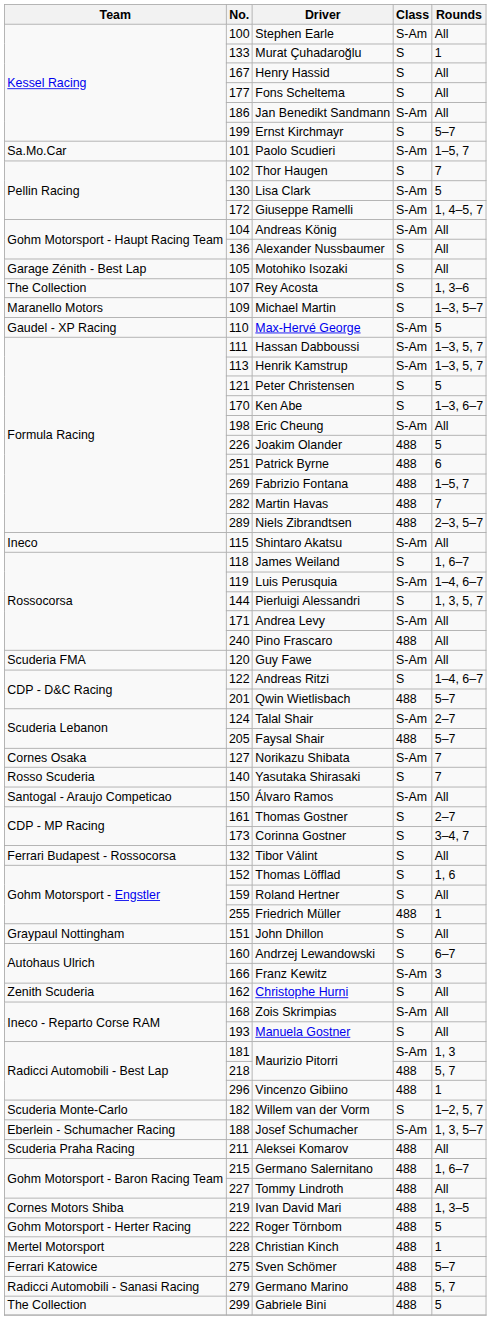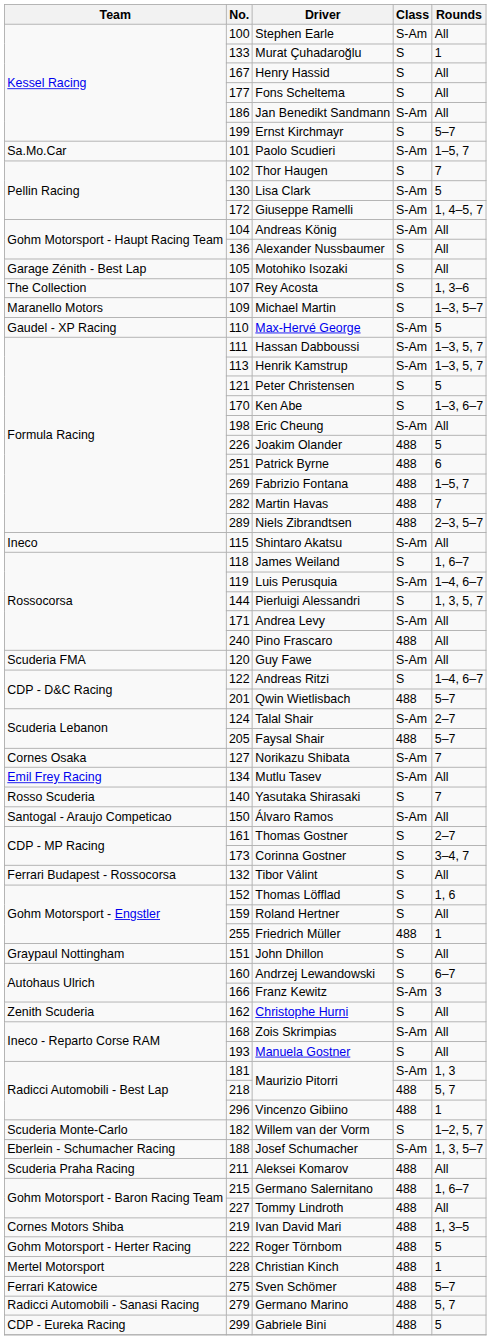+ row: (239, 778)
(47, 1306) The Collection -> (66, 1325) CDP - Eureka Racing
